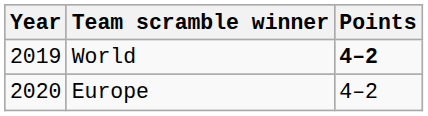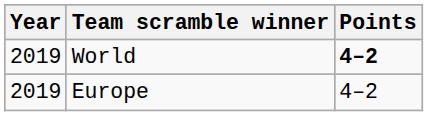(36, 92) 2020 -> (36, 92) 2019
